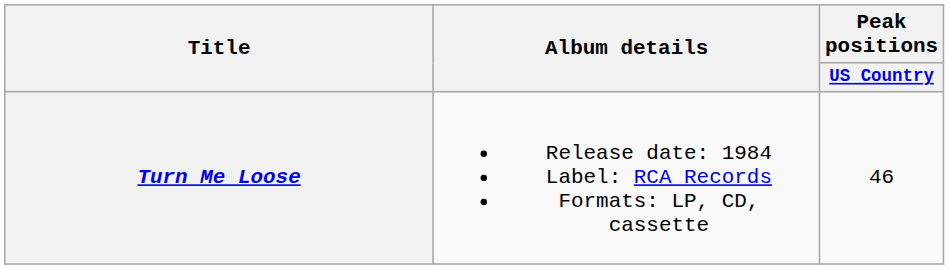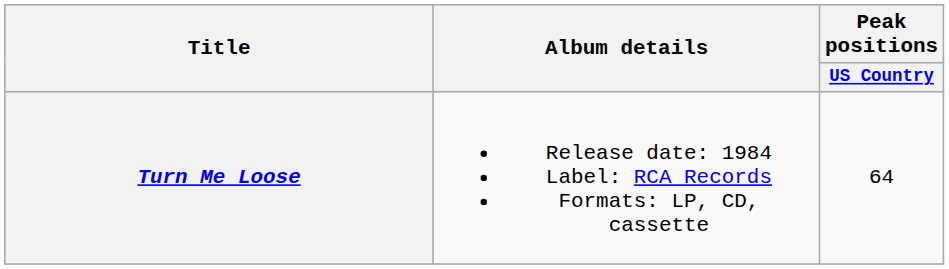(882, 177) 46 -> (882, 177) 64
